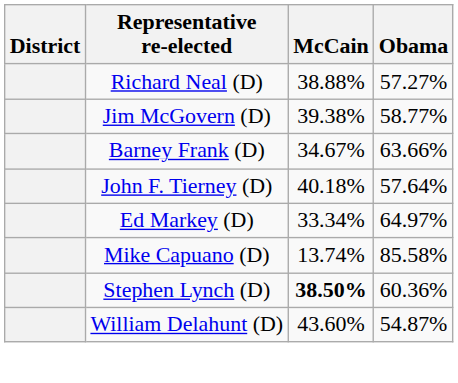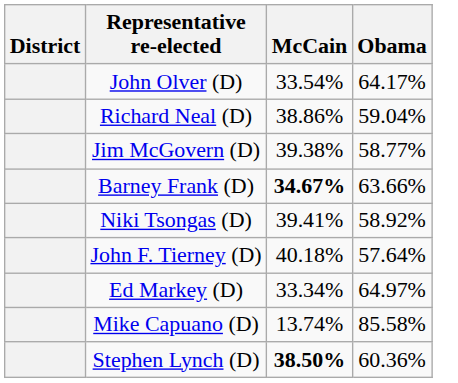+ row: (176, 81)
(331, 81) 38.88% -> (309, 116) 38.86%
(414, 81) 57.27% -> (392, 116) 59.04%
(331, 150) normal -> (309, 185) bold
+ row: (176, 220)
- row: (187, 324)
